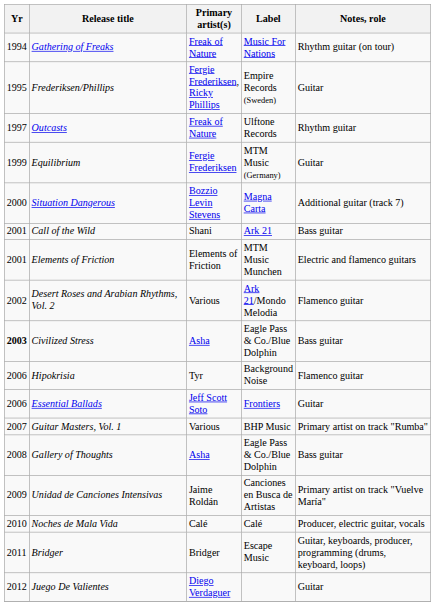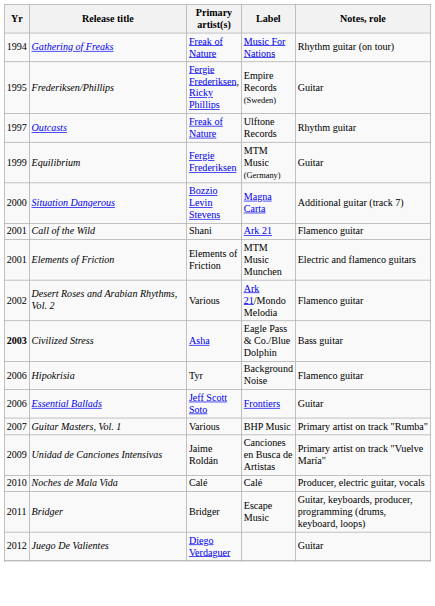(320, 231) Bass guitar -> (331, 231) Flamenco guitar
- row: (72, 455)
